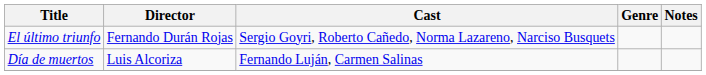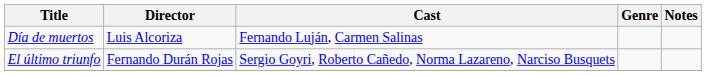rows swapped: (51, 59) <-> (54, 37)
